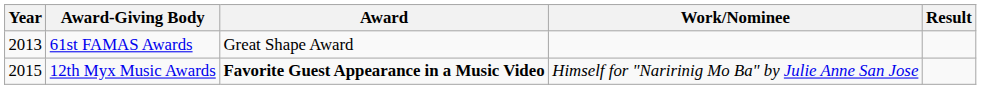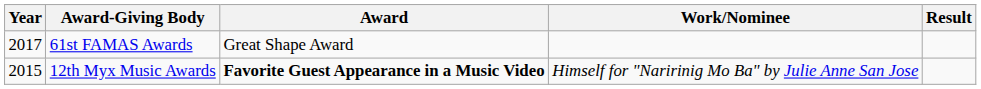(25, 44) 2013 -> (25, 44) 2017
